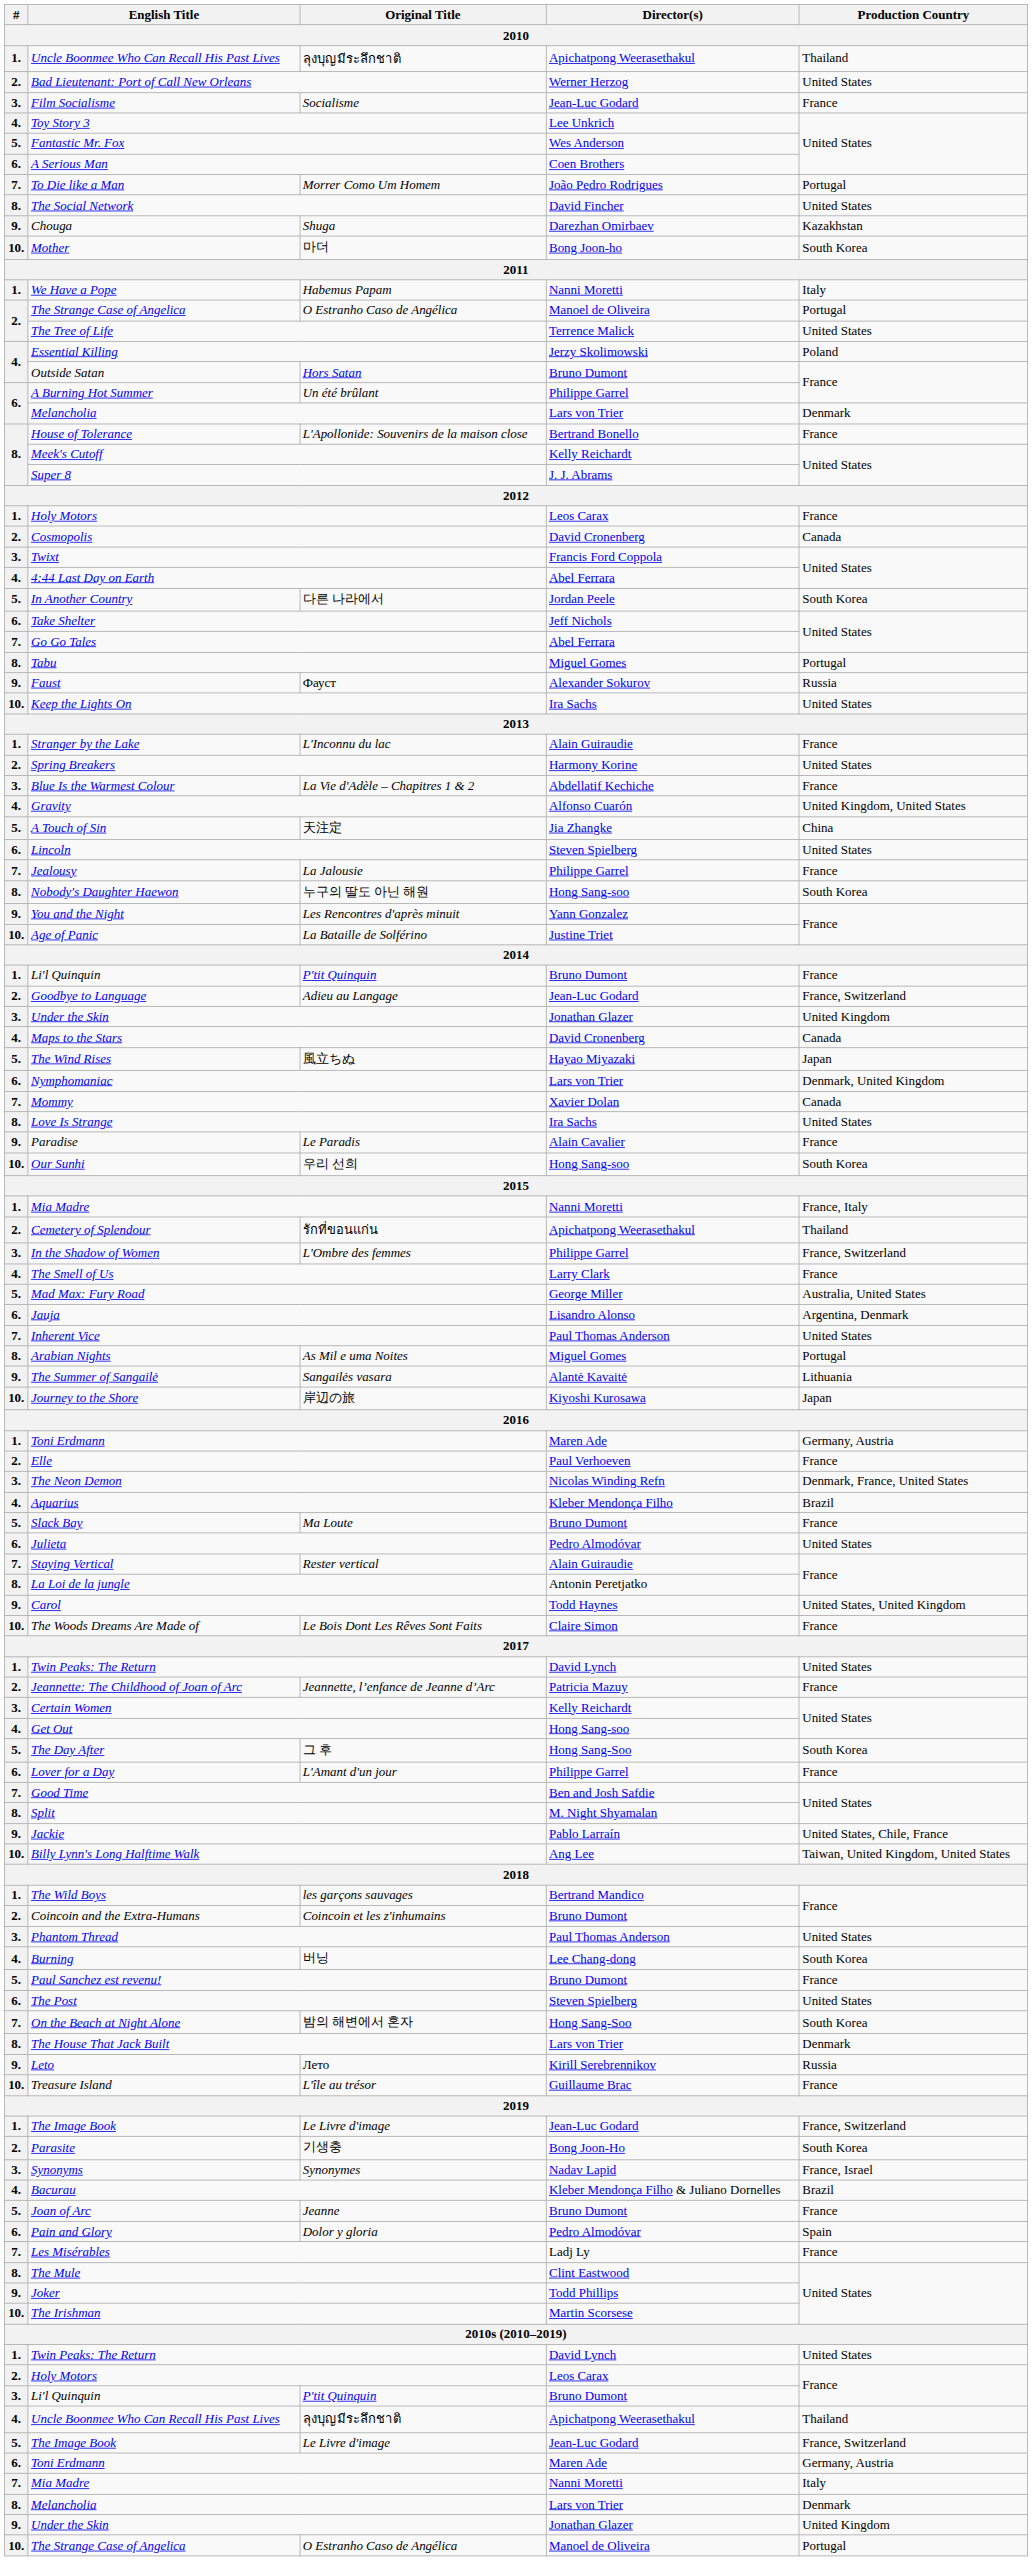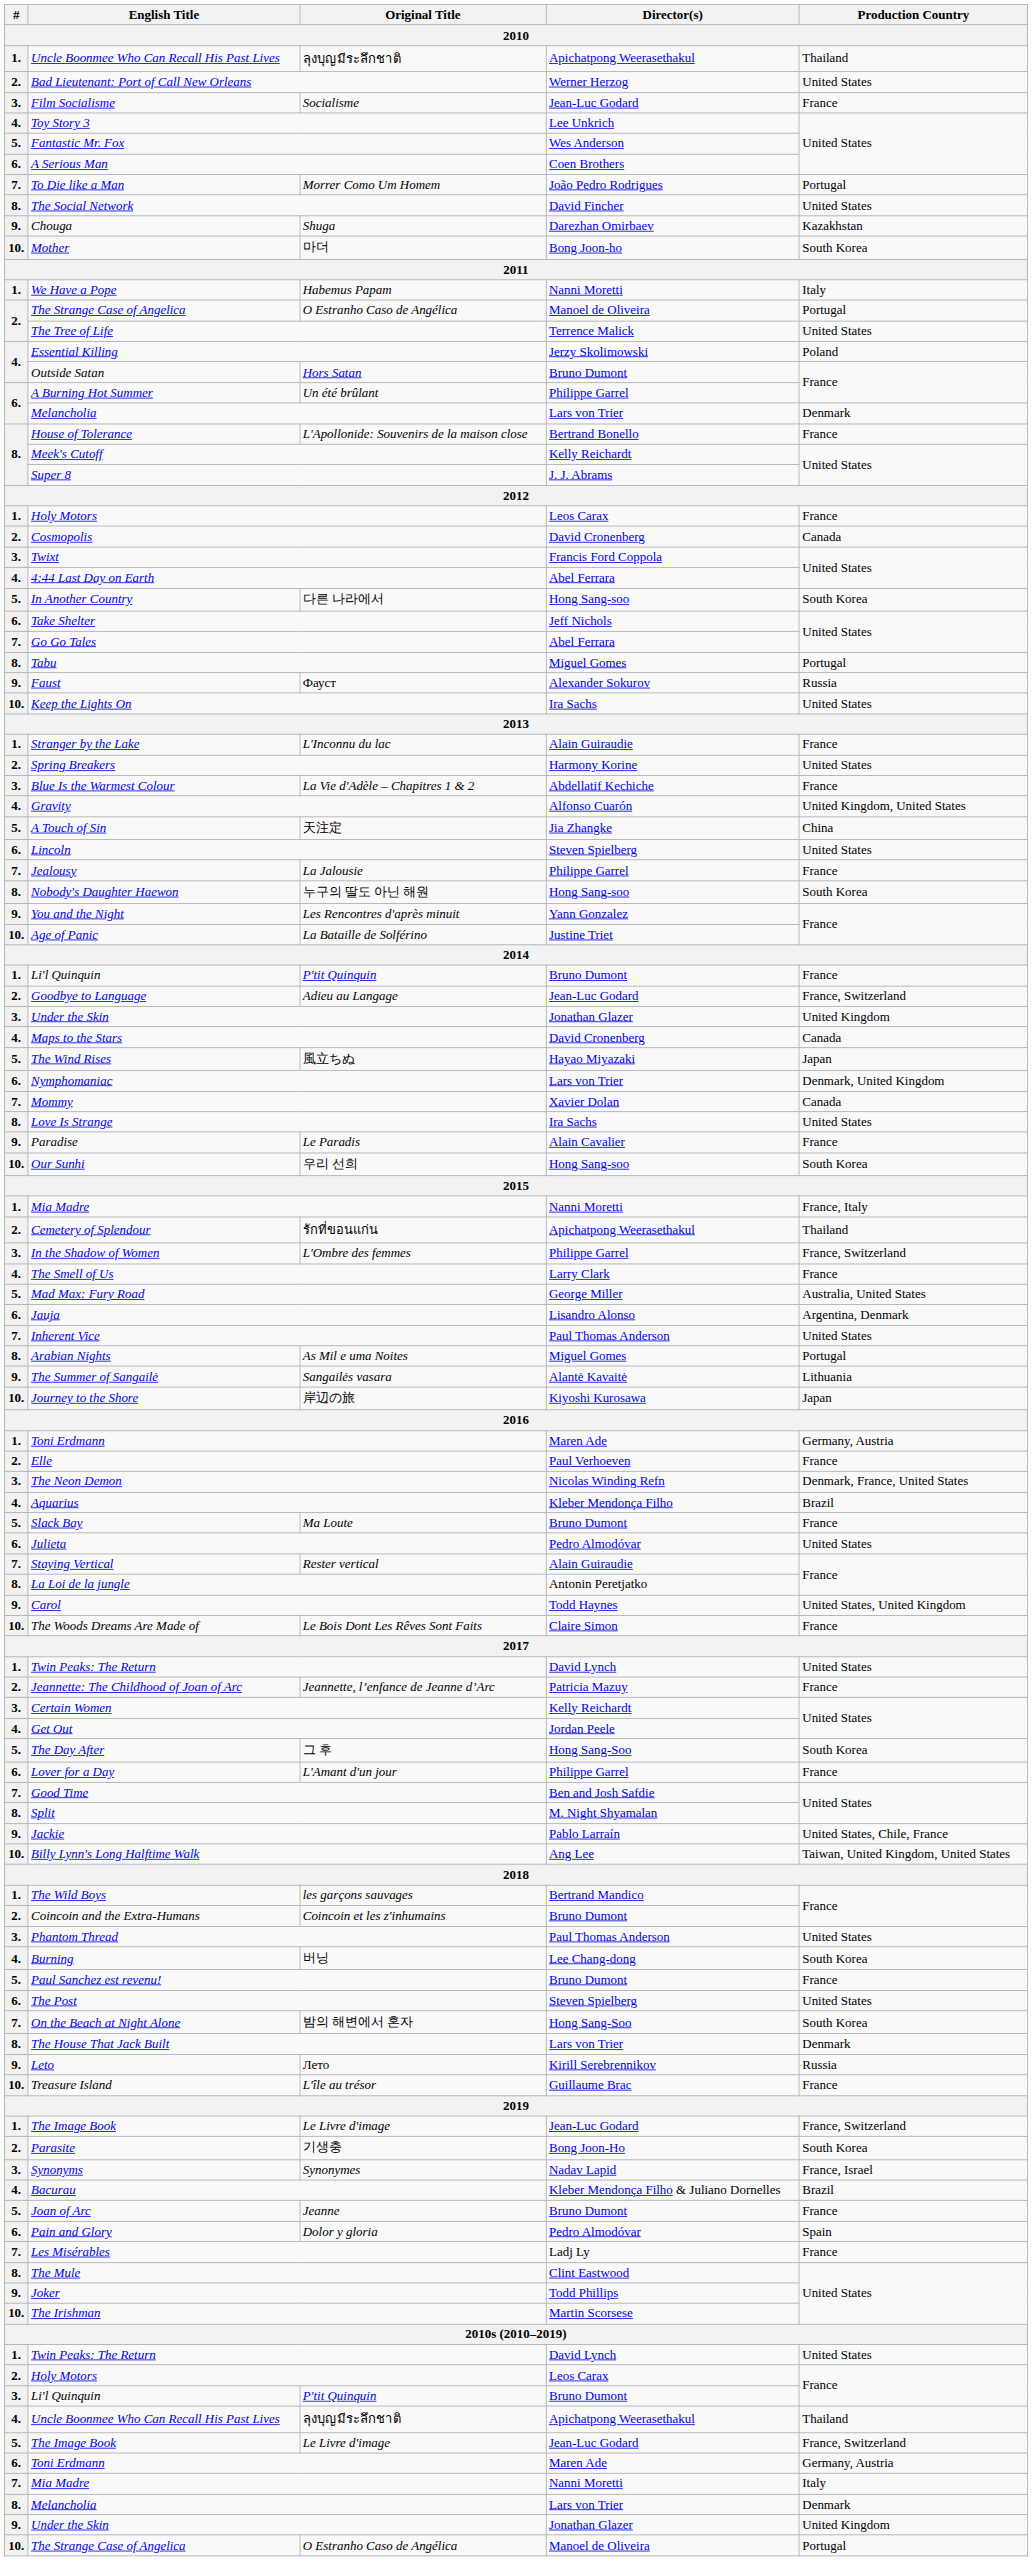(582, 599) Jordan Peele -> (589, 599) Hong Sang-soo
(589, 1728) Hong Sang-soo -> (582, 1728) Jordan Peele
